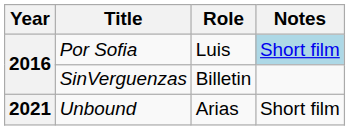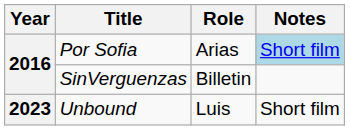(213, 49) Luis -> (217, 49) Arias
(30, 109) 2021 -> (30, 109) 2023
(217, 109) Arias -> (213, 109) Luis
